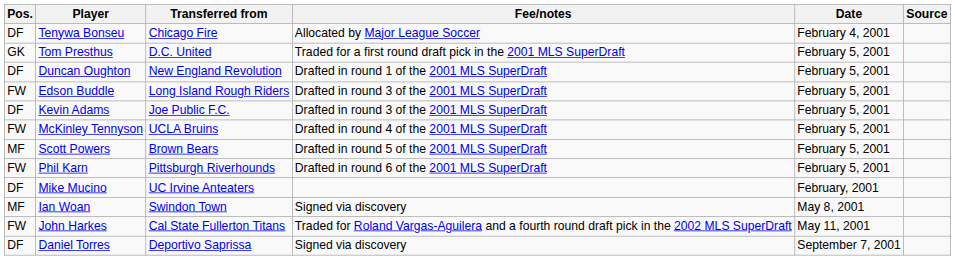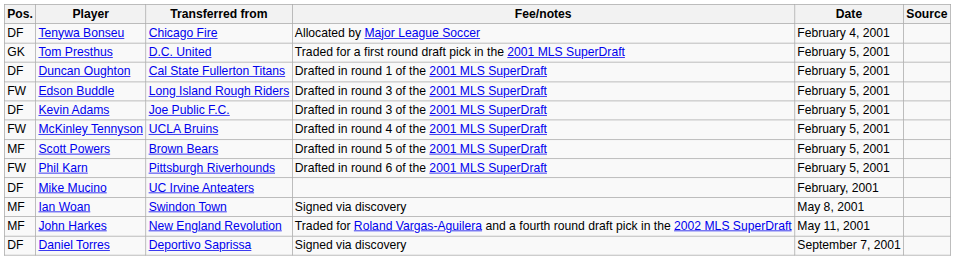(215, 71) New England Revolution -> (217, 71) Cal State Fullerton Titans
(17, 226) FW -> (16, 226) MF
(217, 226) Cal State Fullerton Titans -> (215, 226) New England Revolution
